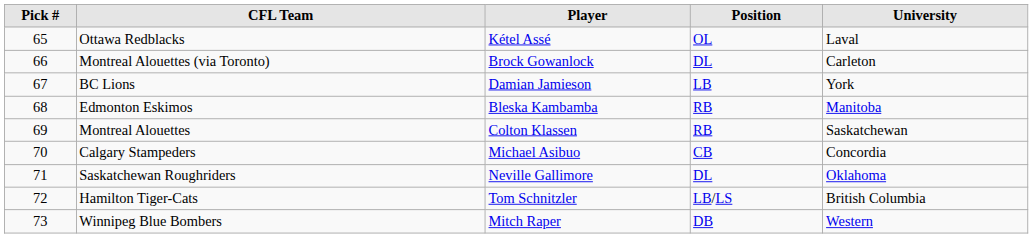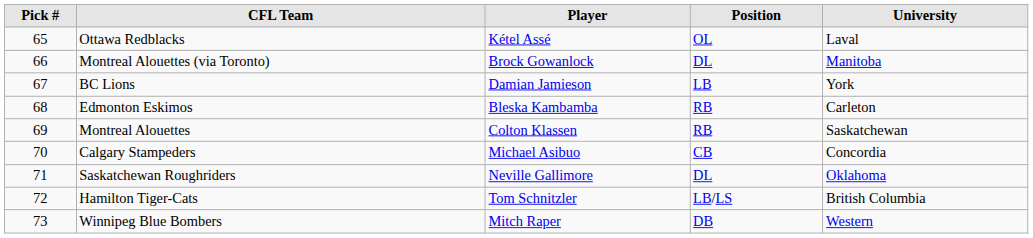(851, 61) Carleton -> (854, 61) Manitoba
(854, 107) Manitoba -> (851, 107) Carleton
